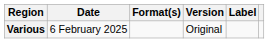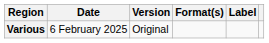columns swapped: (156, 12) <-> (205, 12)
